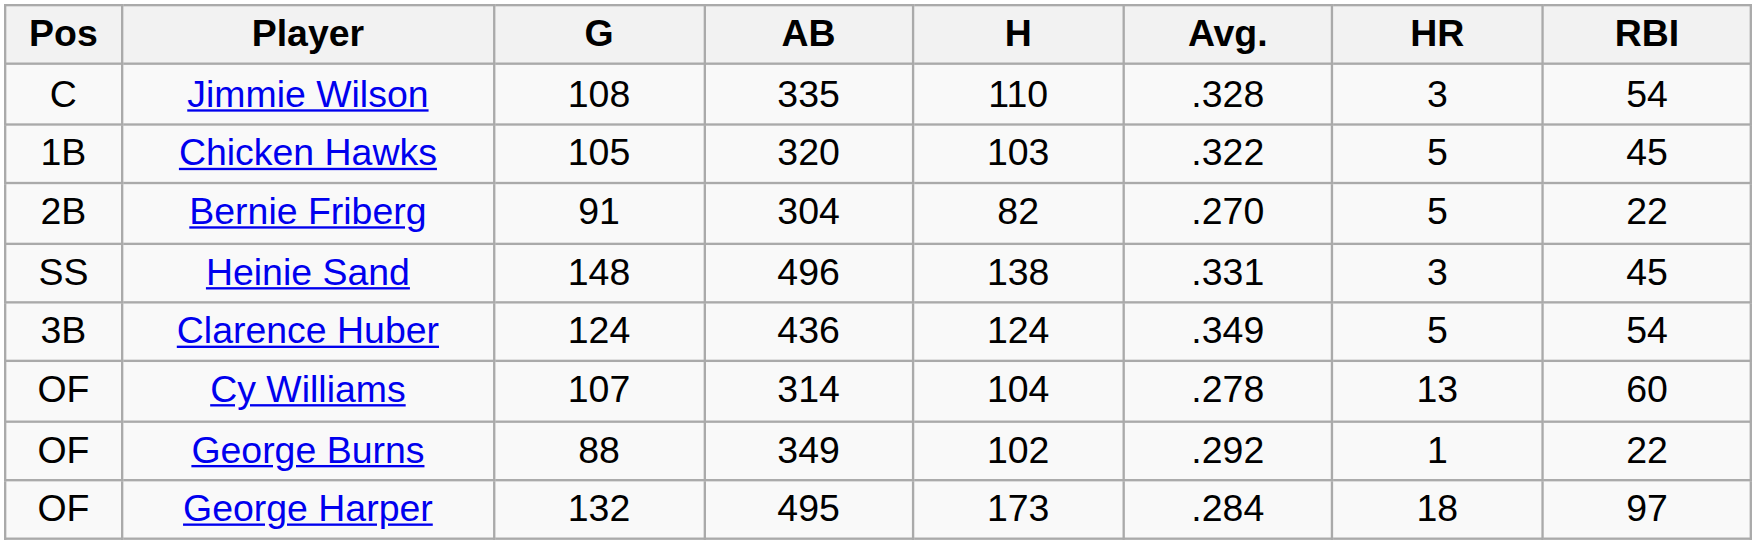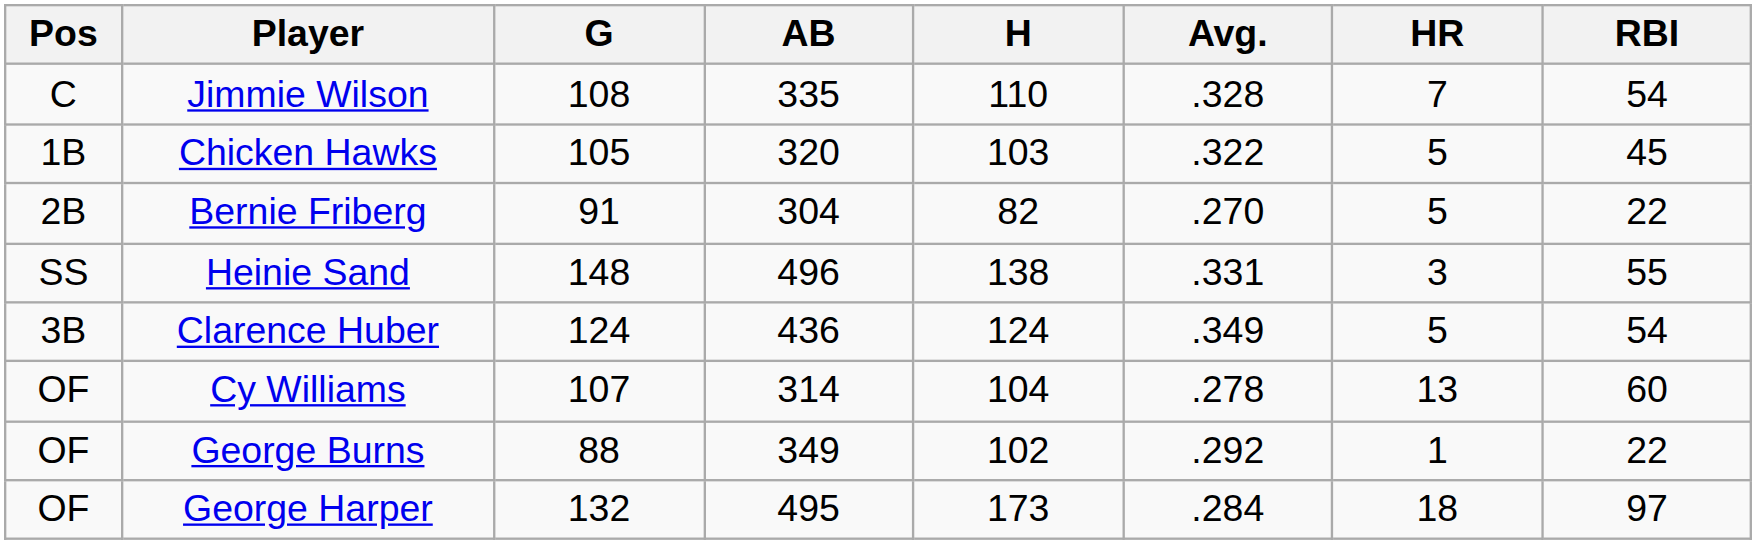(1437, 93) 3 -> (1437, 93) 7
(1647, 271) 45 -> (1647, 271) 55
